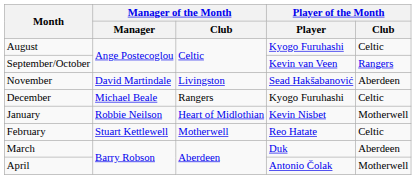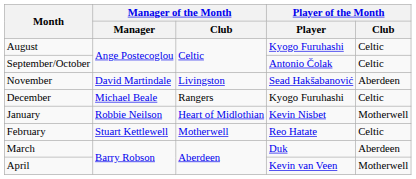(303, 64) Kevin van Veen -> (301, 64) Antonio Čolak
(376, 64) Rangers -> (371, 64) Celtic
(301, 166) Antonio Čolak -> (303, 166) Kevin van Veen
